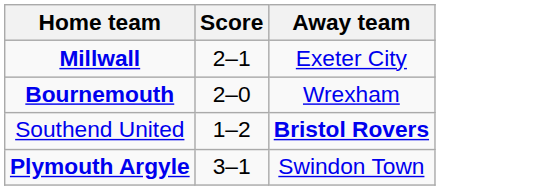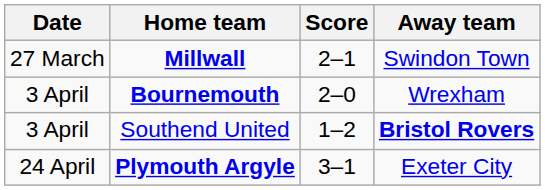+ column: (57, 22)
(351, 58) Exeter City -> (457, 58) Swindon Town
(351, 166) Swindon Town -> (457, 166) Exeter City
